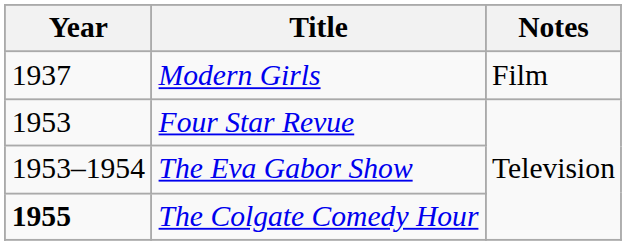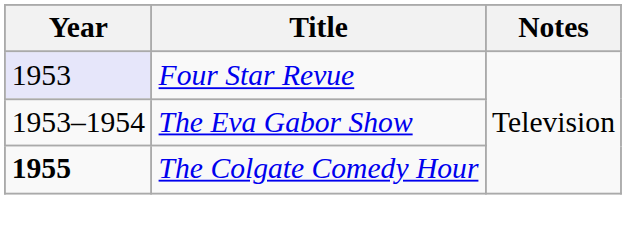- row: (240, 74)
(41, 121) no background -> (41, 74) lavender background
